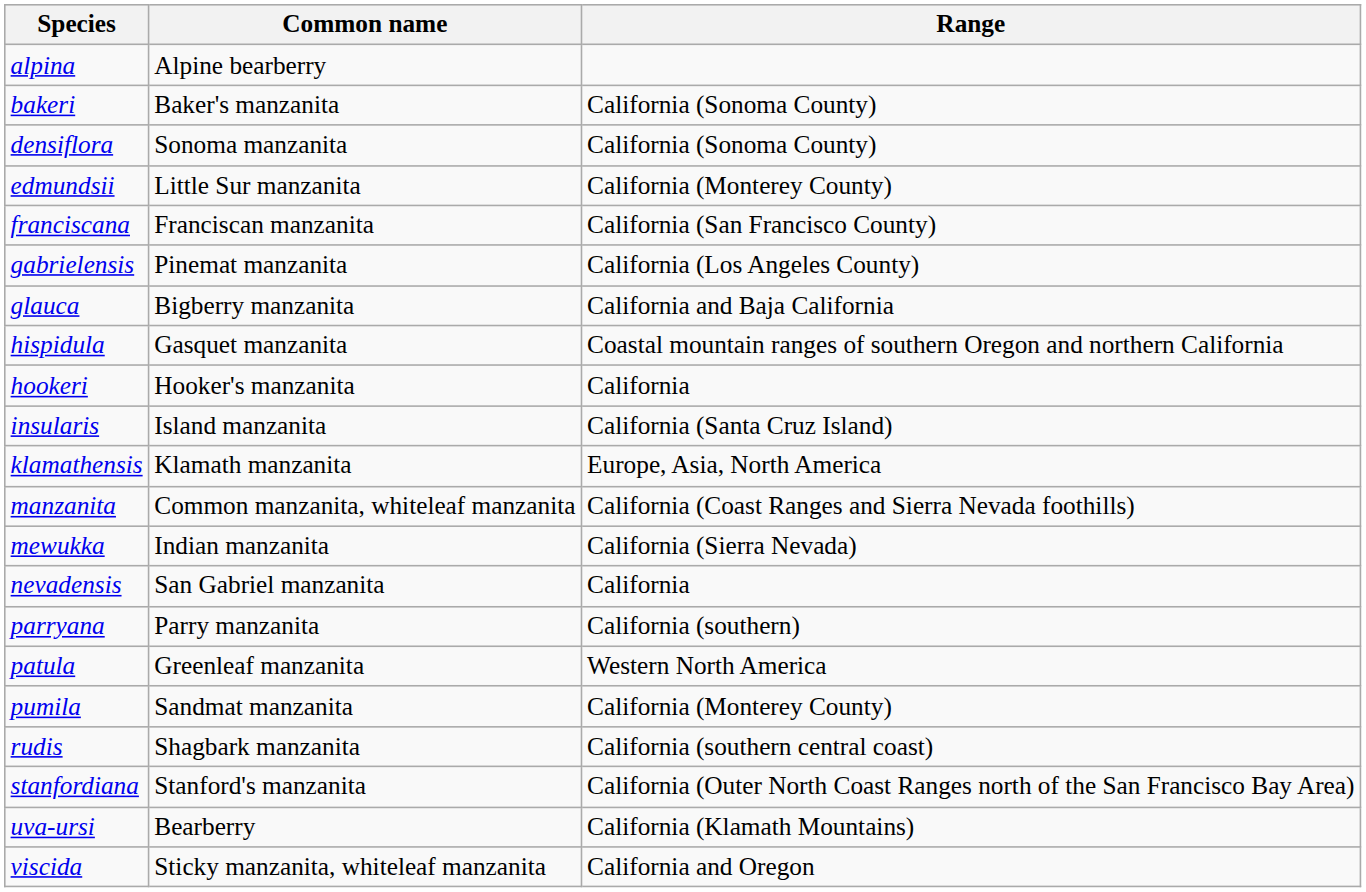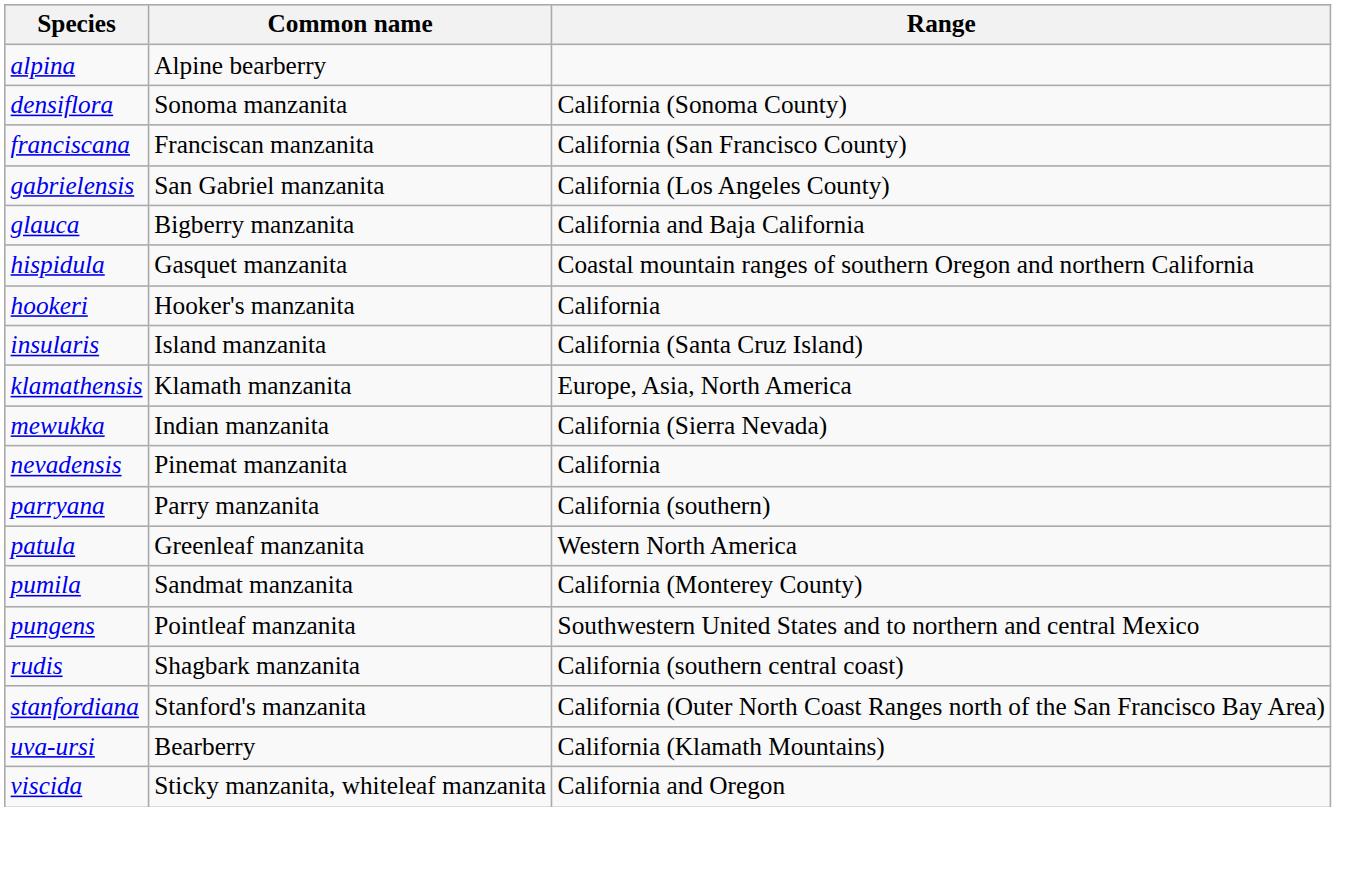- row: (43, 104)
- row: (63, 184)
(251, 265) Pinemat manzanita -> (269, 184) San Gabriel manzanita
- row: (63, 505)
(269, 585) San Gabriel manzanita -> (251, 465) Pinemat manzanita
+ row: (53, 625)
